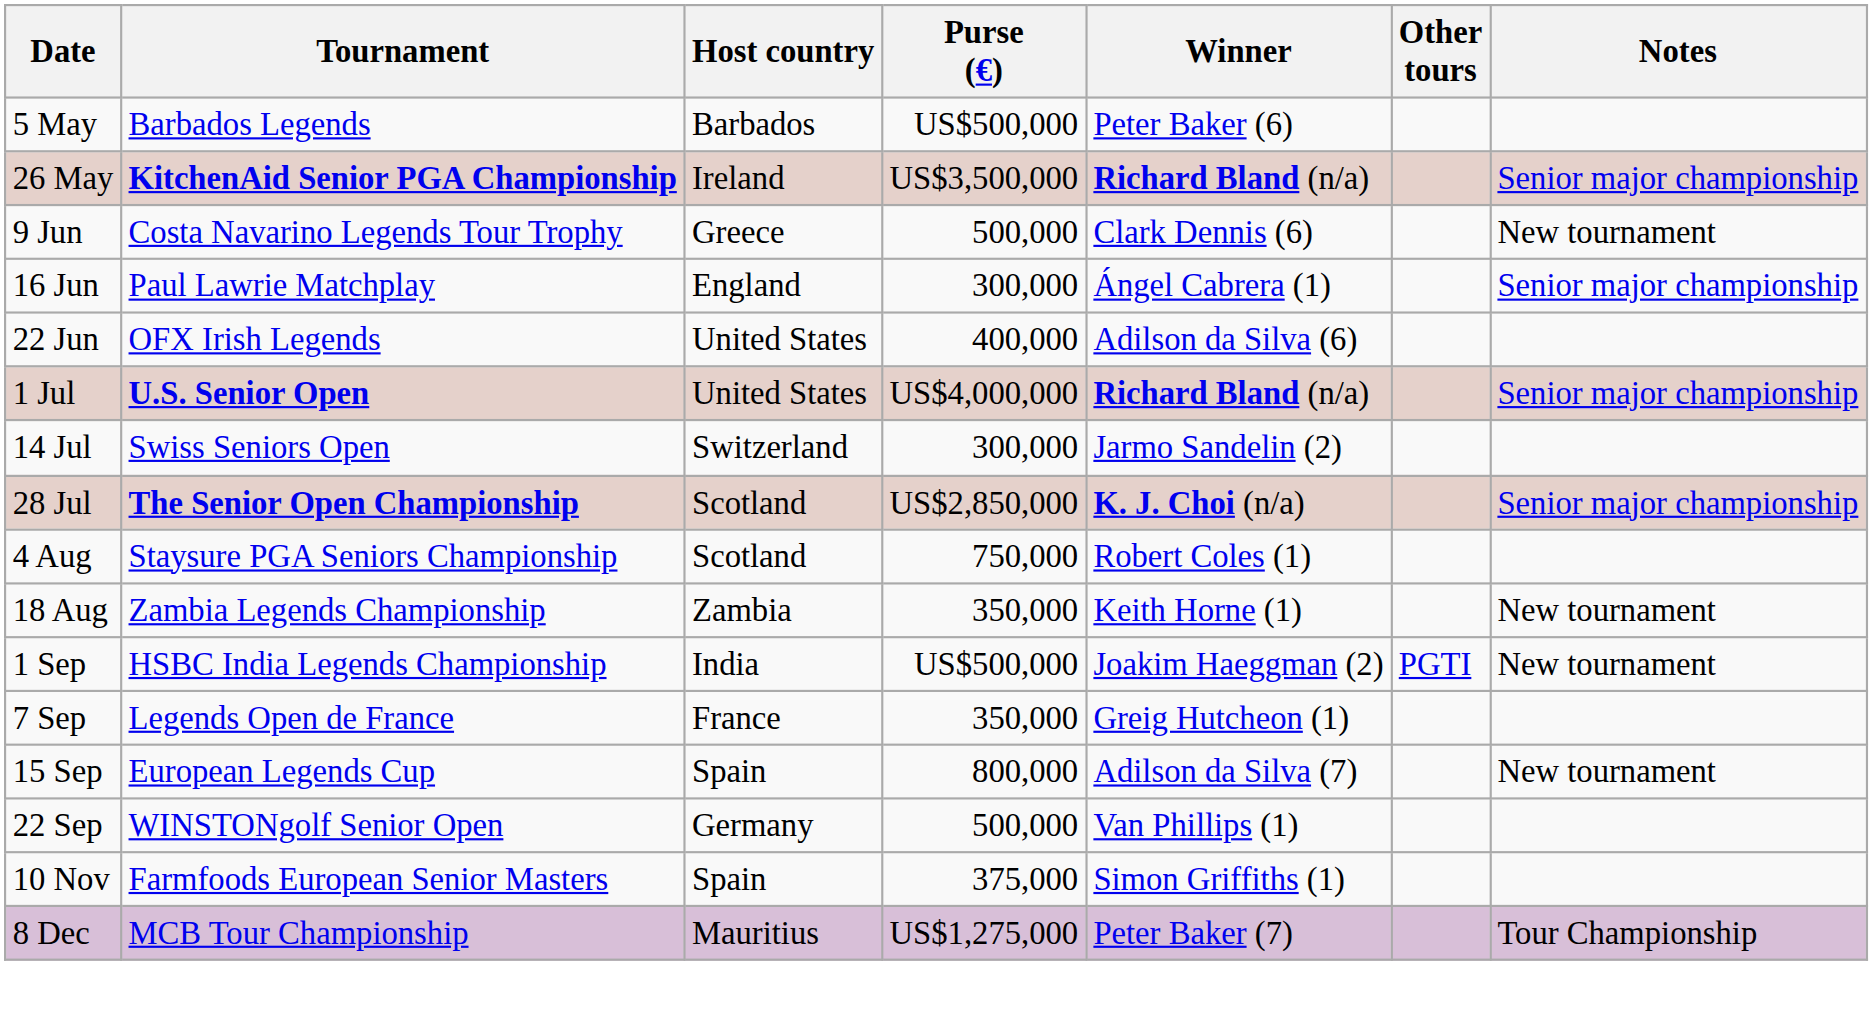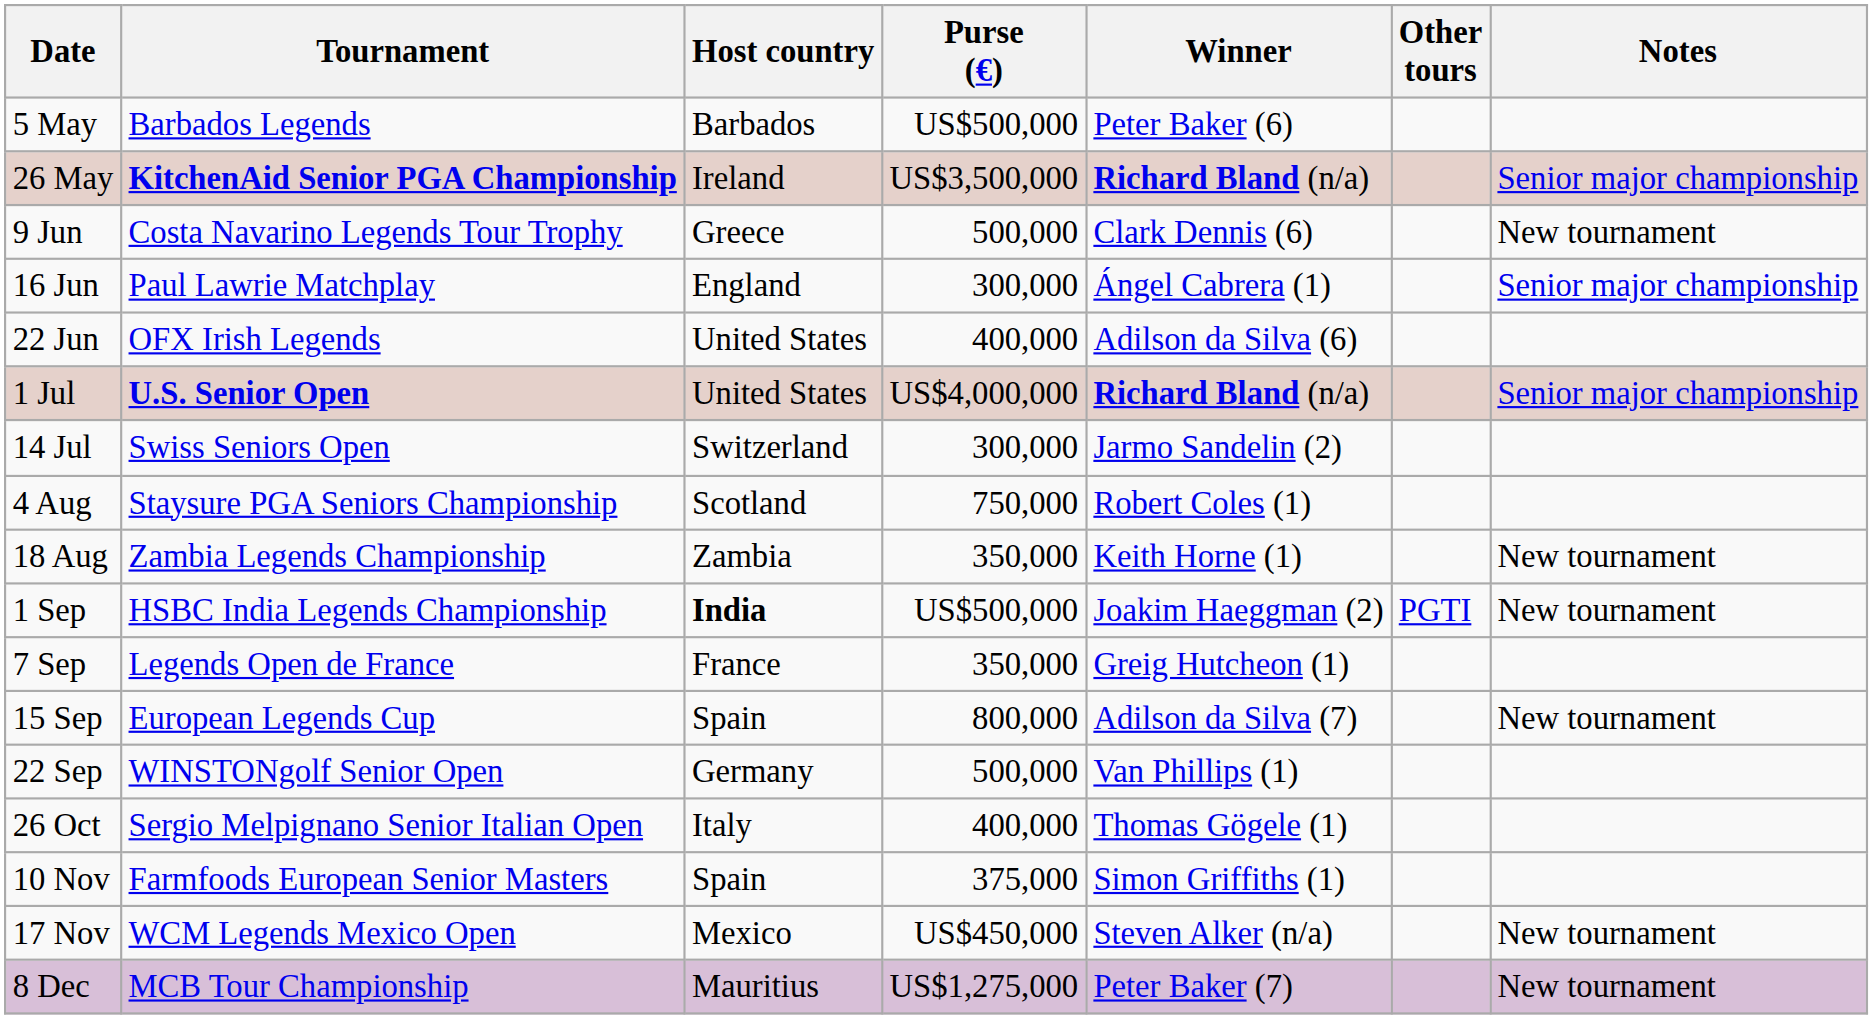- row: (52, 501)
(726, 663) normal -> (729, 609) bold
+ row: (57, 824)
+ row: (61, 932)
(1627, 932) Tour Championship -> (1607, 986) New tournament
